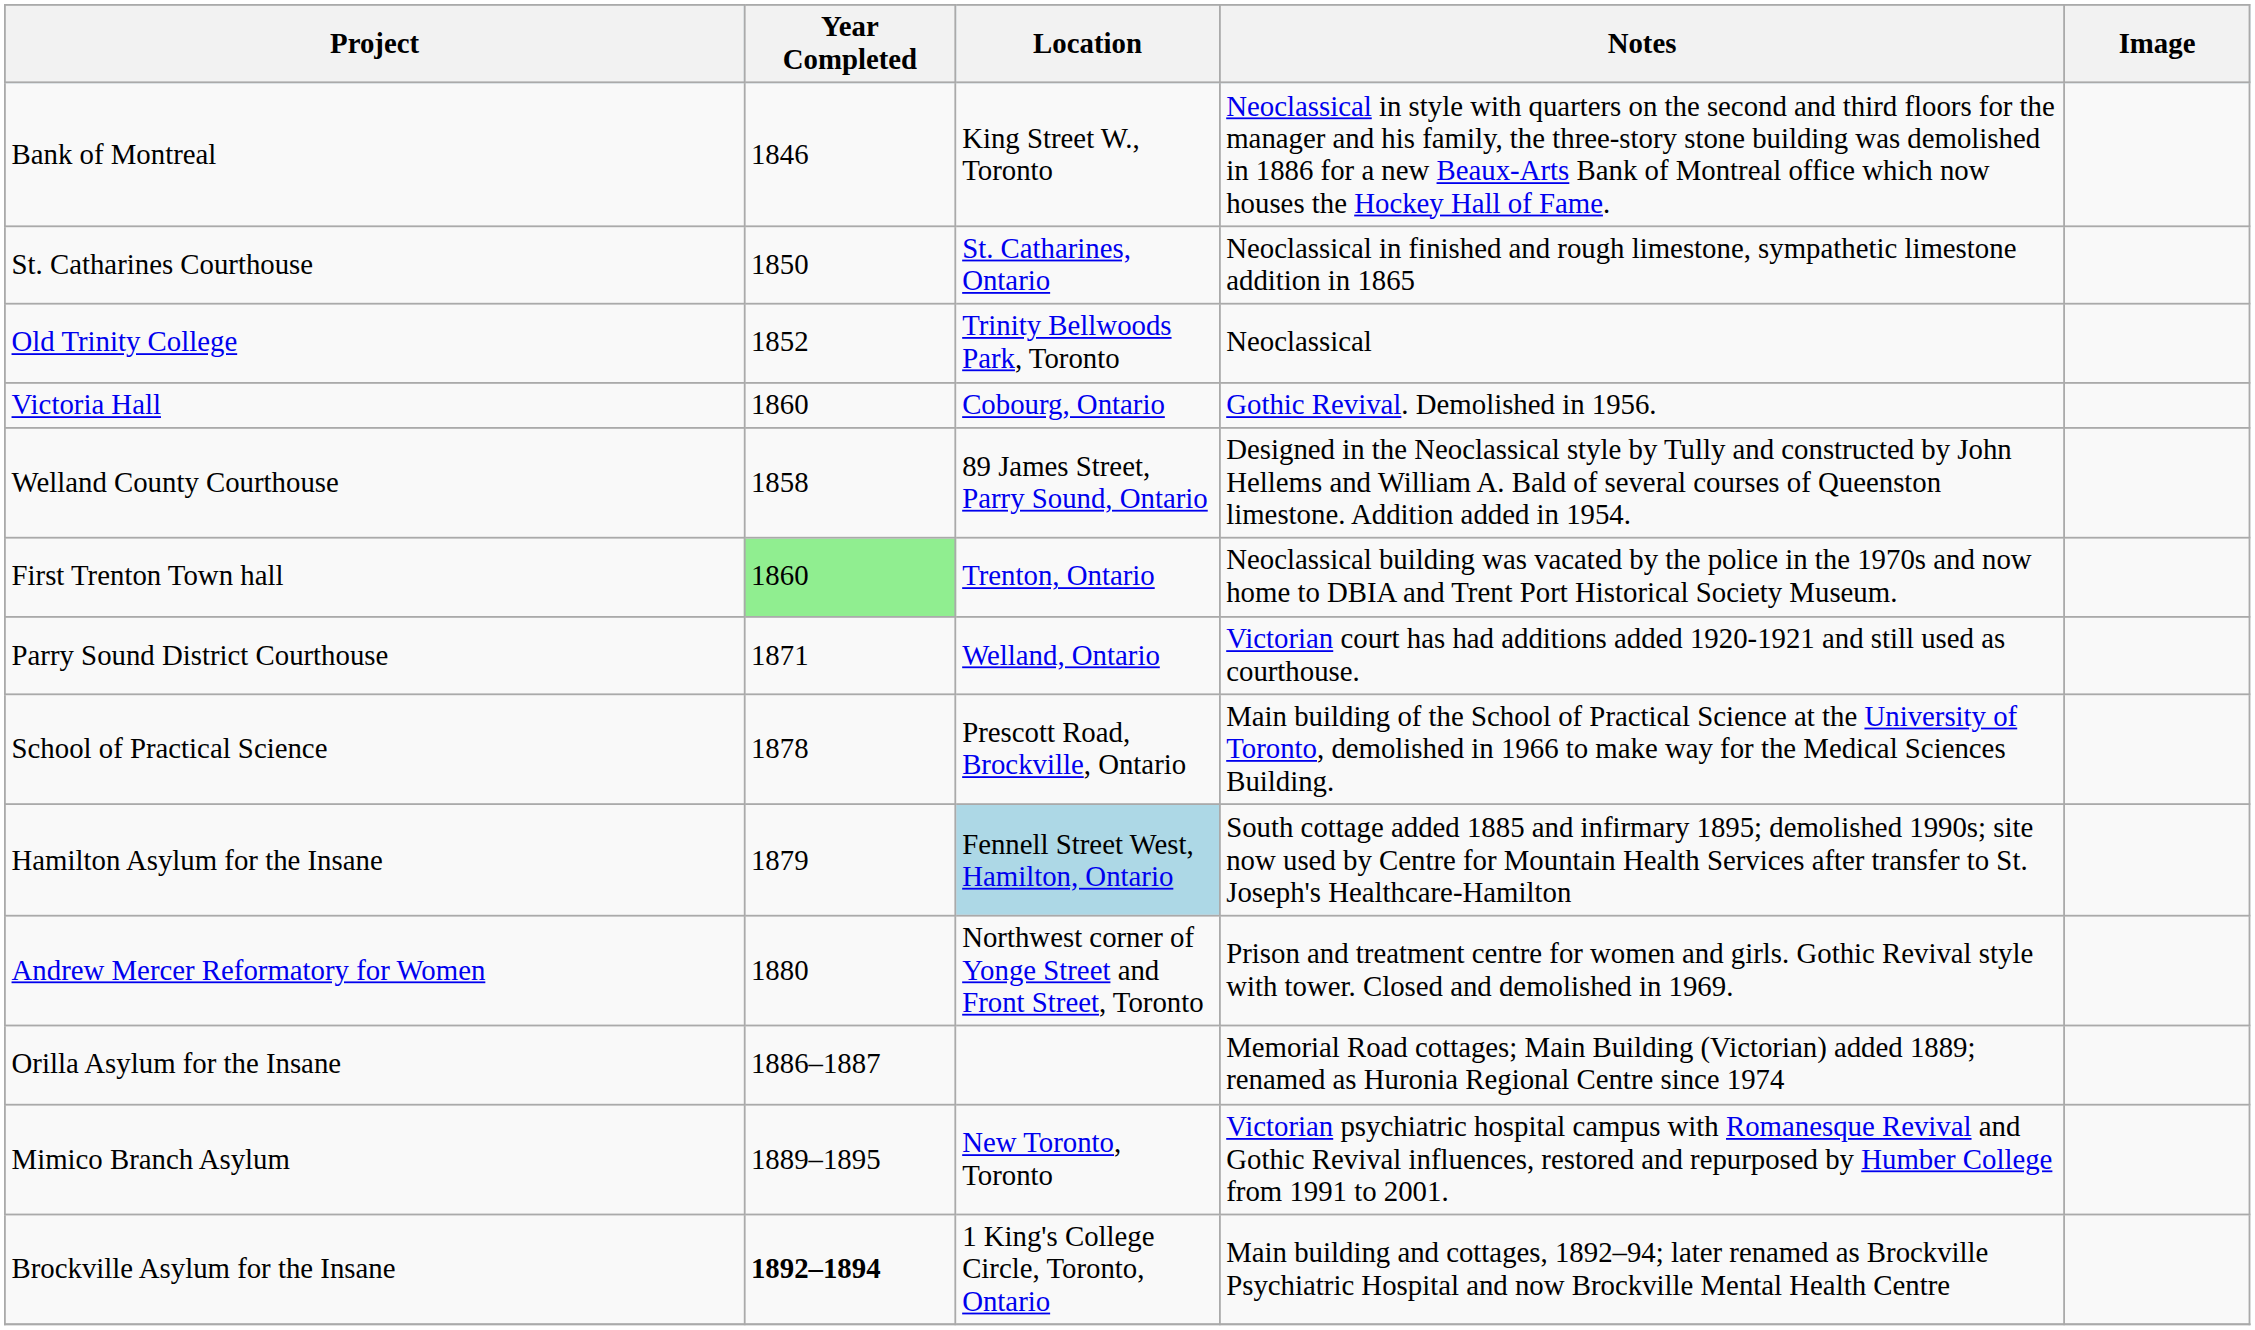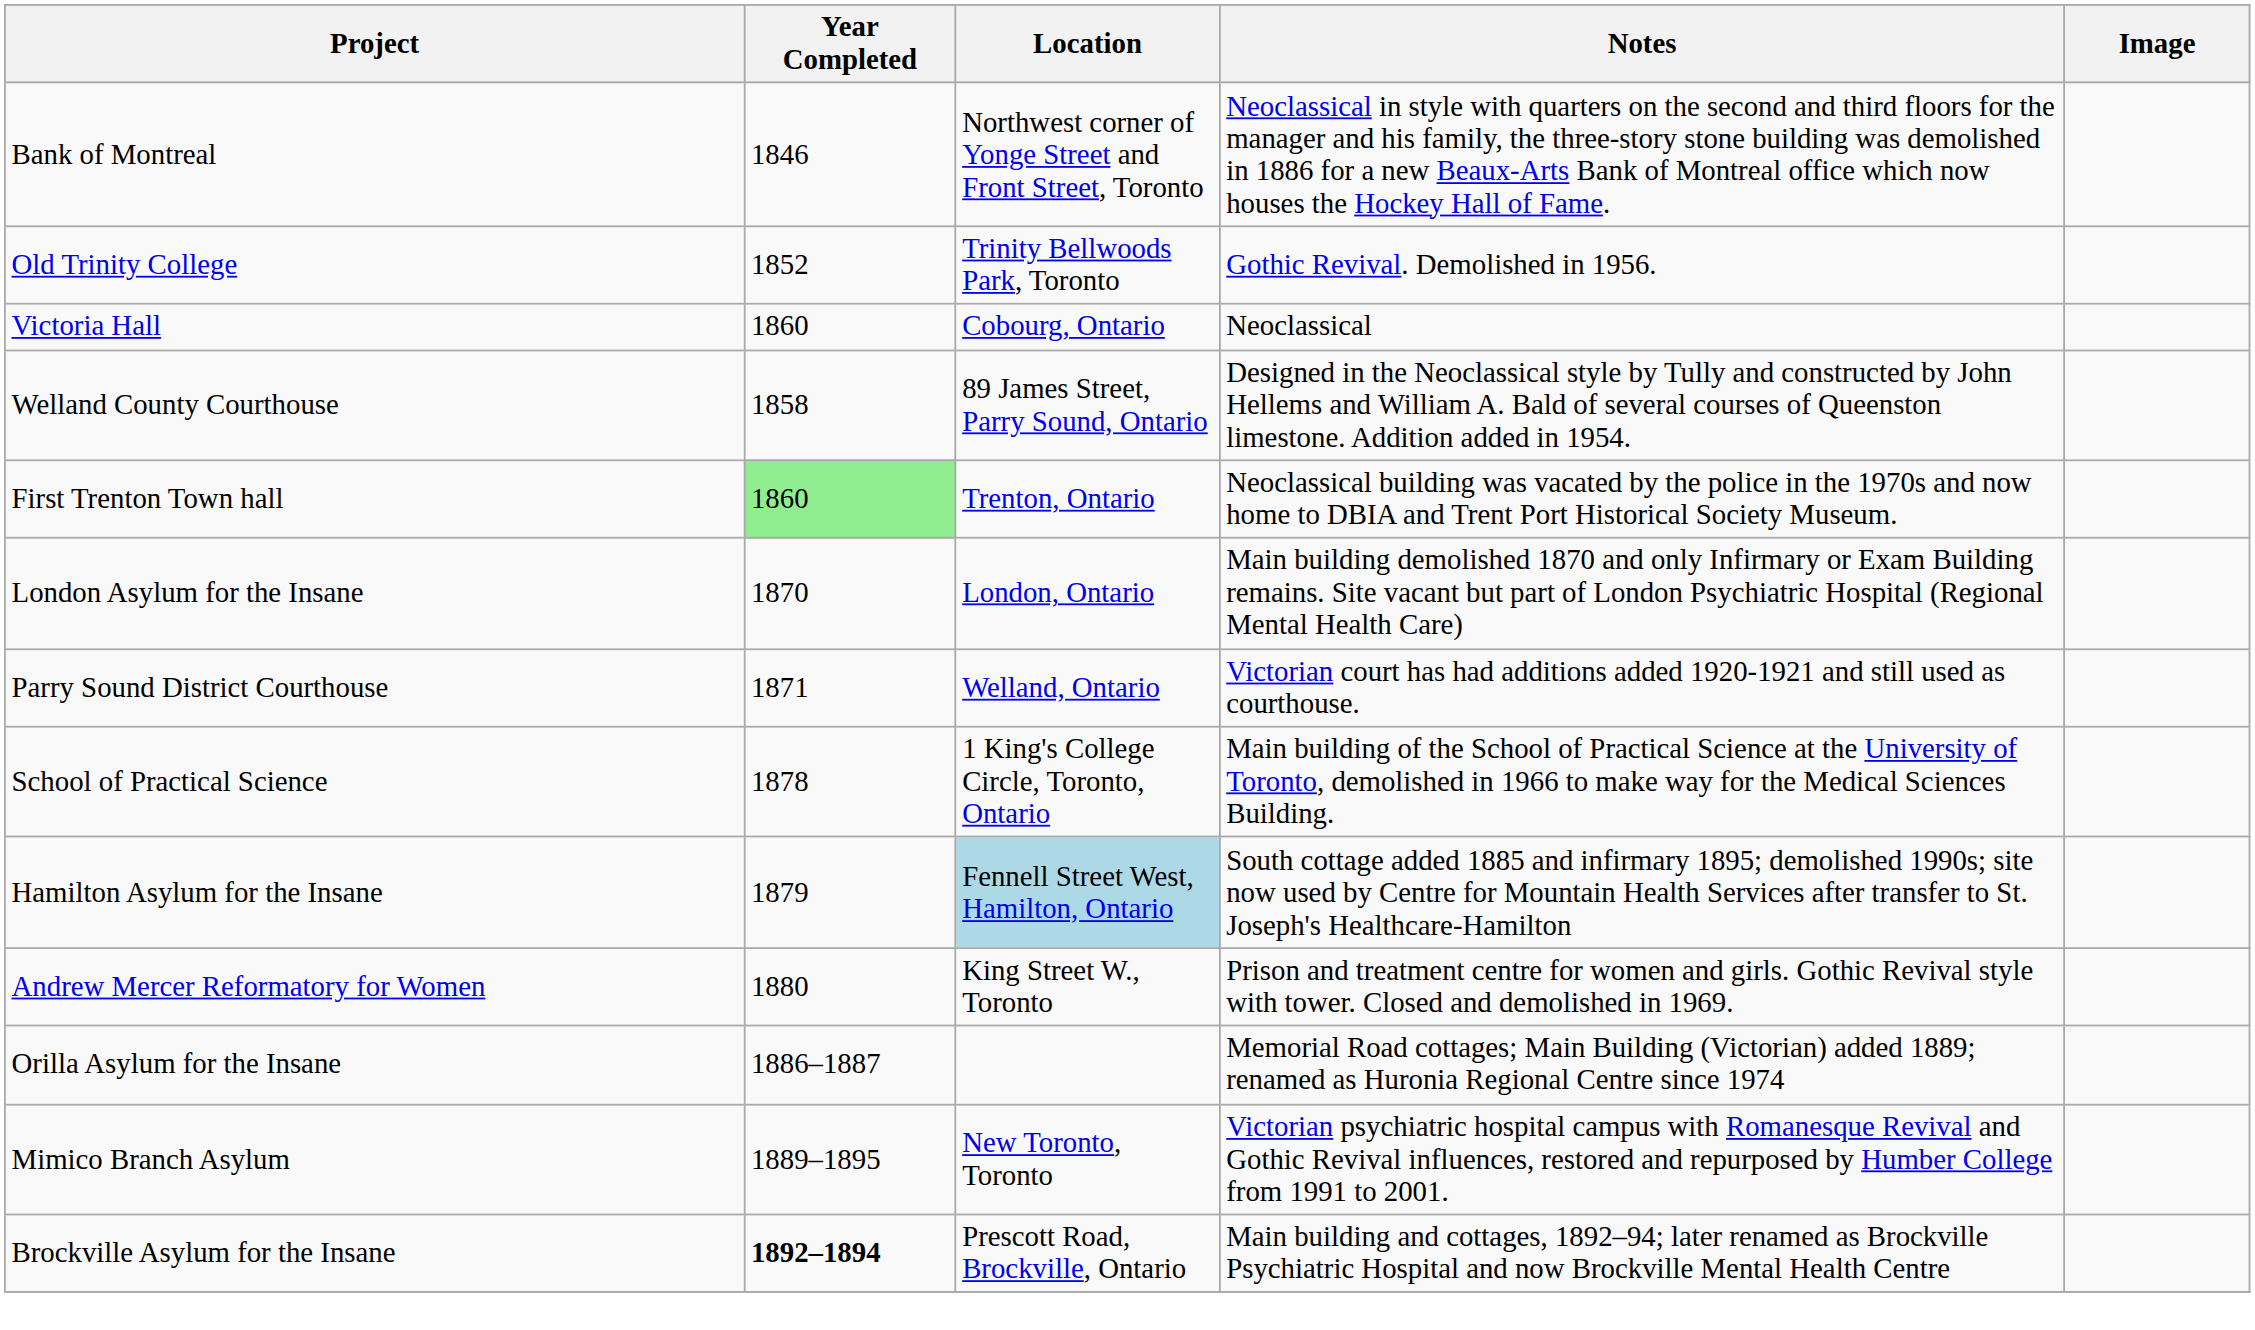(1051, 154) King Street W., Toronto -> (1083, 154) Northwest corner of Yonge Street and Front Street, Toronto
- row: (162, 264)
(1299, 342) Neoclassical -> (1441, 264) Gothic Revival. Demolished in 1956.
(1441, 404) Gothic Revival. Demolished in 1956. -> (1299, 326) Neoclassical
+ row: (188, 592)
(1074, 749) Prescott Road, Brockville, Ontario -> (1058, 781) 1 King's College Circle, Toronto, Ontario
(1083, 970) Northwest corner of Yonge Street and Front Street, Toronto -> (1051, 986) King Street W., Toronto
(1058, 1269) 1 King's College Circle, Toronto, Ontario -> (1074, 1252) Prescott Road, Brockville, Ontario
